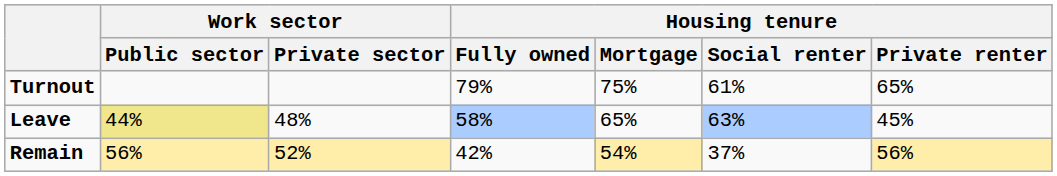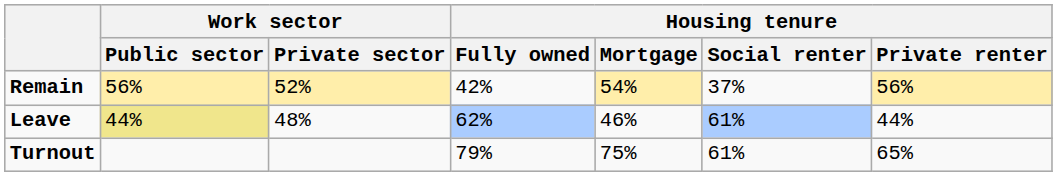rows swapped: (46, 154) <-> (53, 88)
(474, 121) 58% -> (474, 121) 62%
(618, 121) 65% -> (618, 121) 46%
(726, 121) 63% -> (726, 121) 61%
(895, 121) 45% -> (895, 121) 44%
